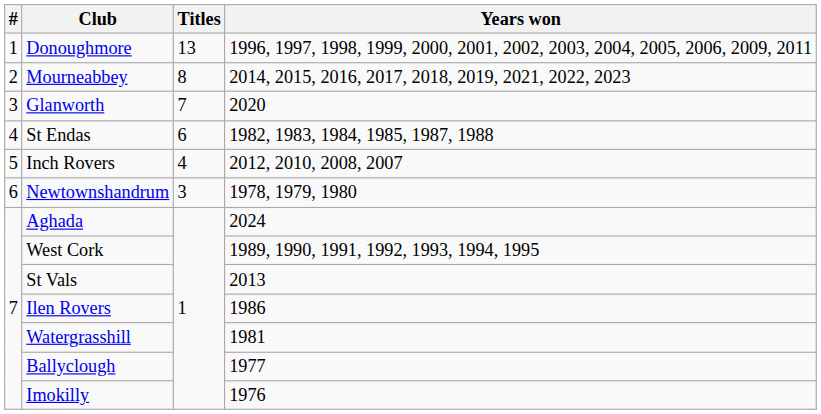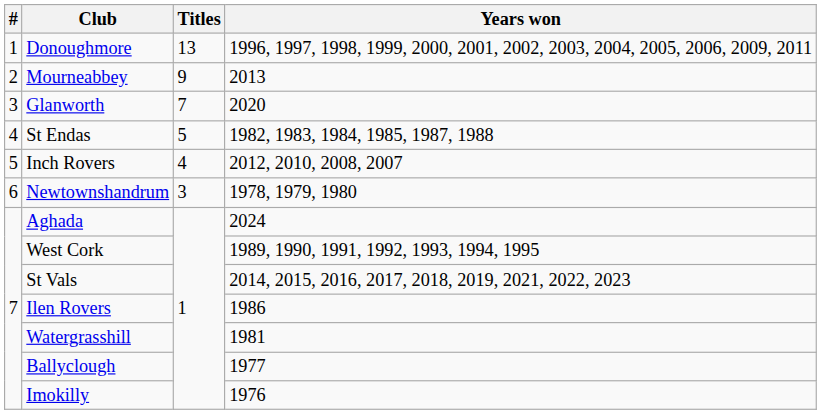(182, 76) 8 -> (182, 76) 9
(430, 76) 2014, 2015, 2016, 2017, 2018, 2019, 2021, 2022, 2023 -> (247, 76) 2013
(182, 134) 6 -> (182, 134) 5
(247, 279) 2013 -> (430, 279) 2014, 2015, 2016, 2017, 2018, 2019, 2021, 2022, 2023
